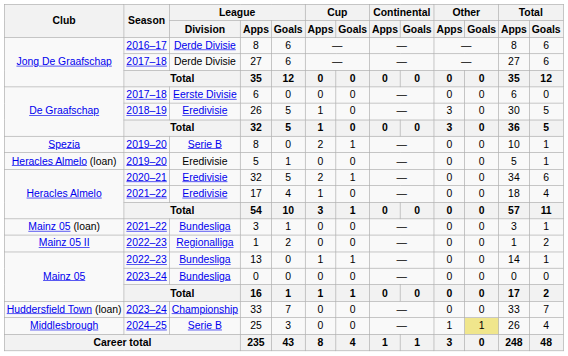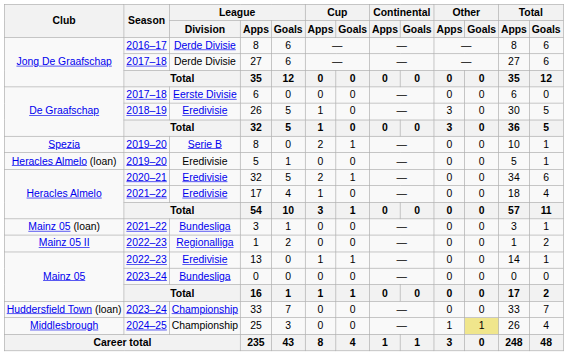(205, 260) Bundesliga -> (205, 260) Eredivisie
(205, 326) Serie B -> (205, 326) Championship
